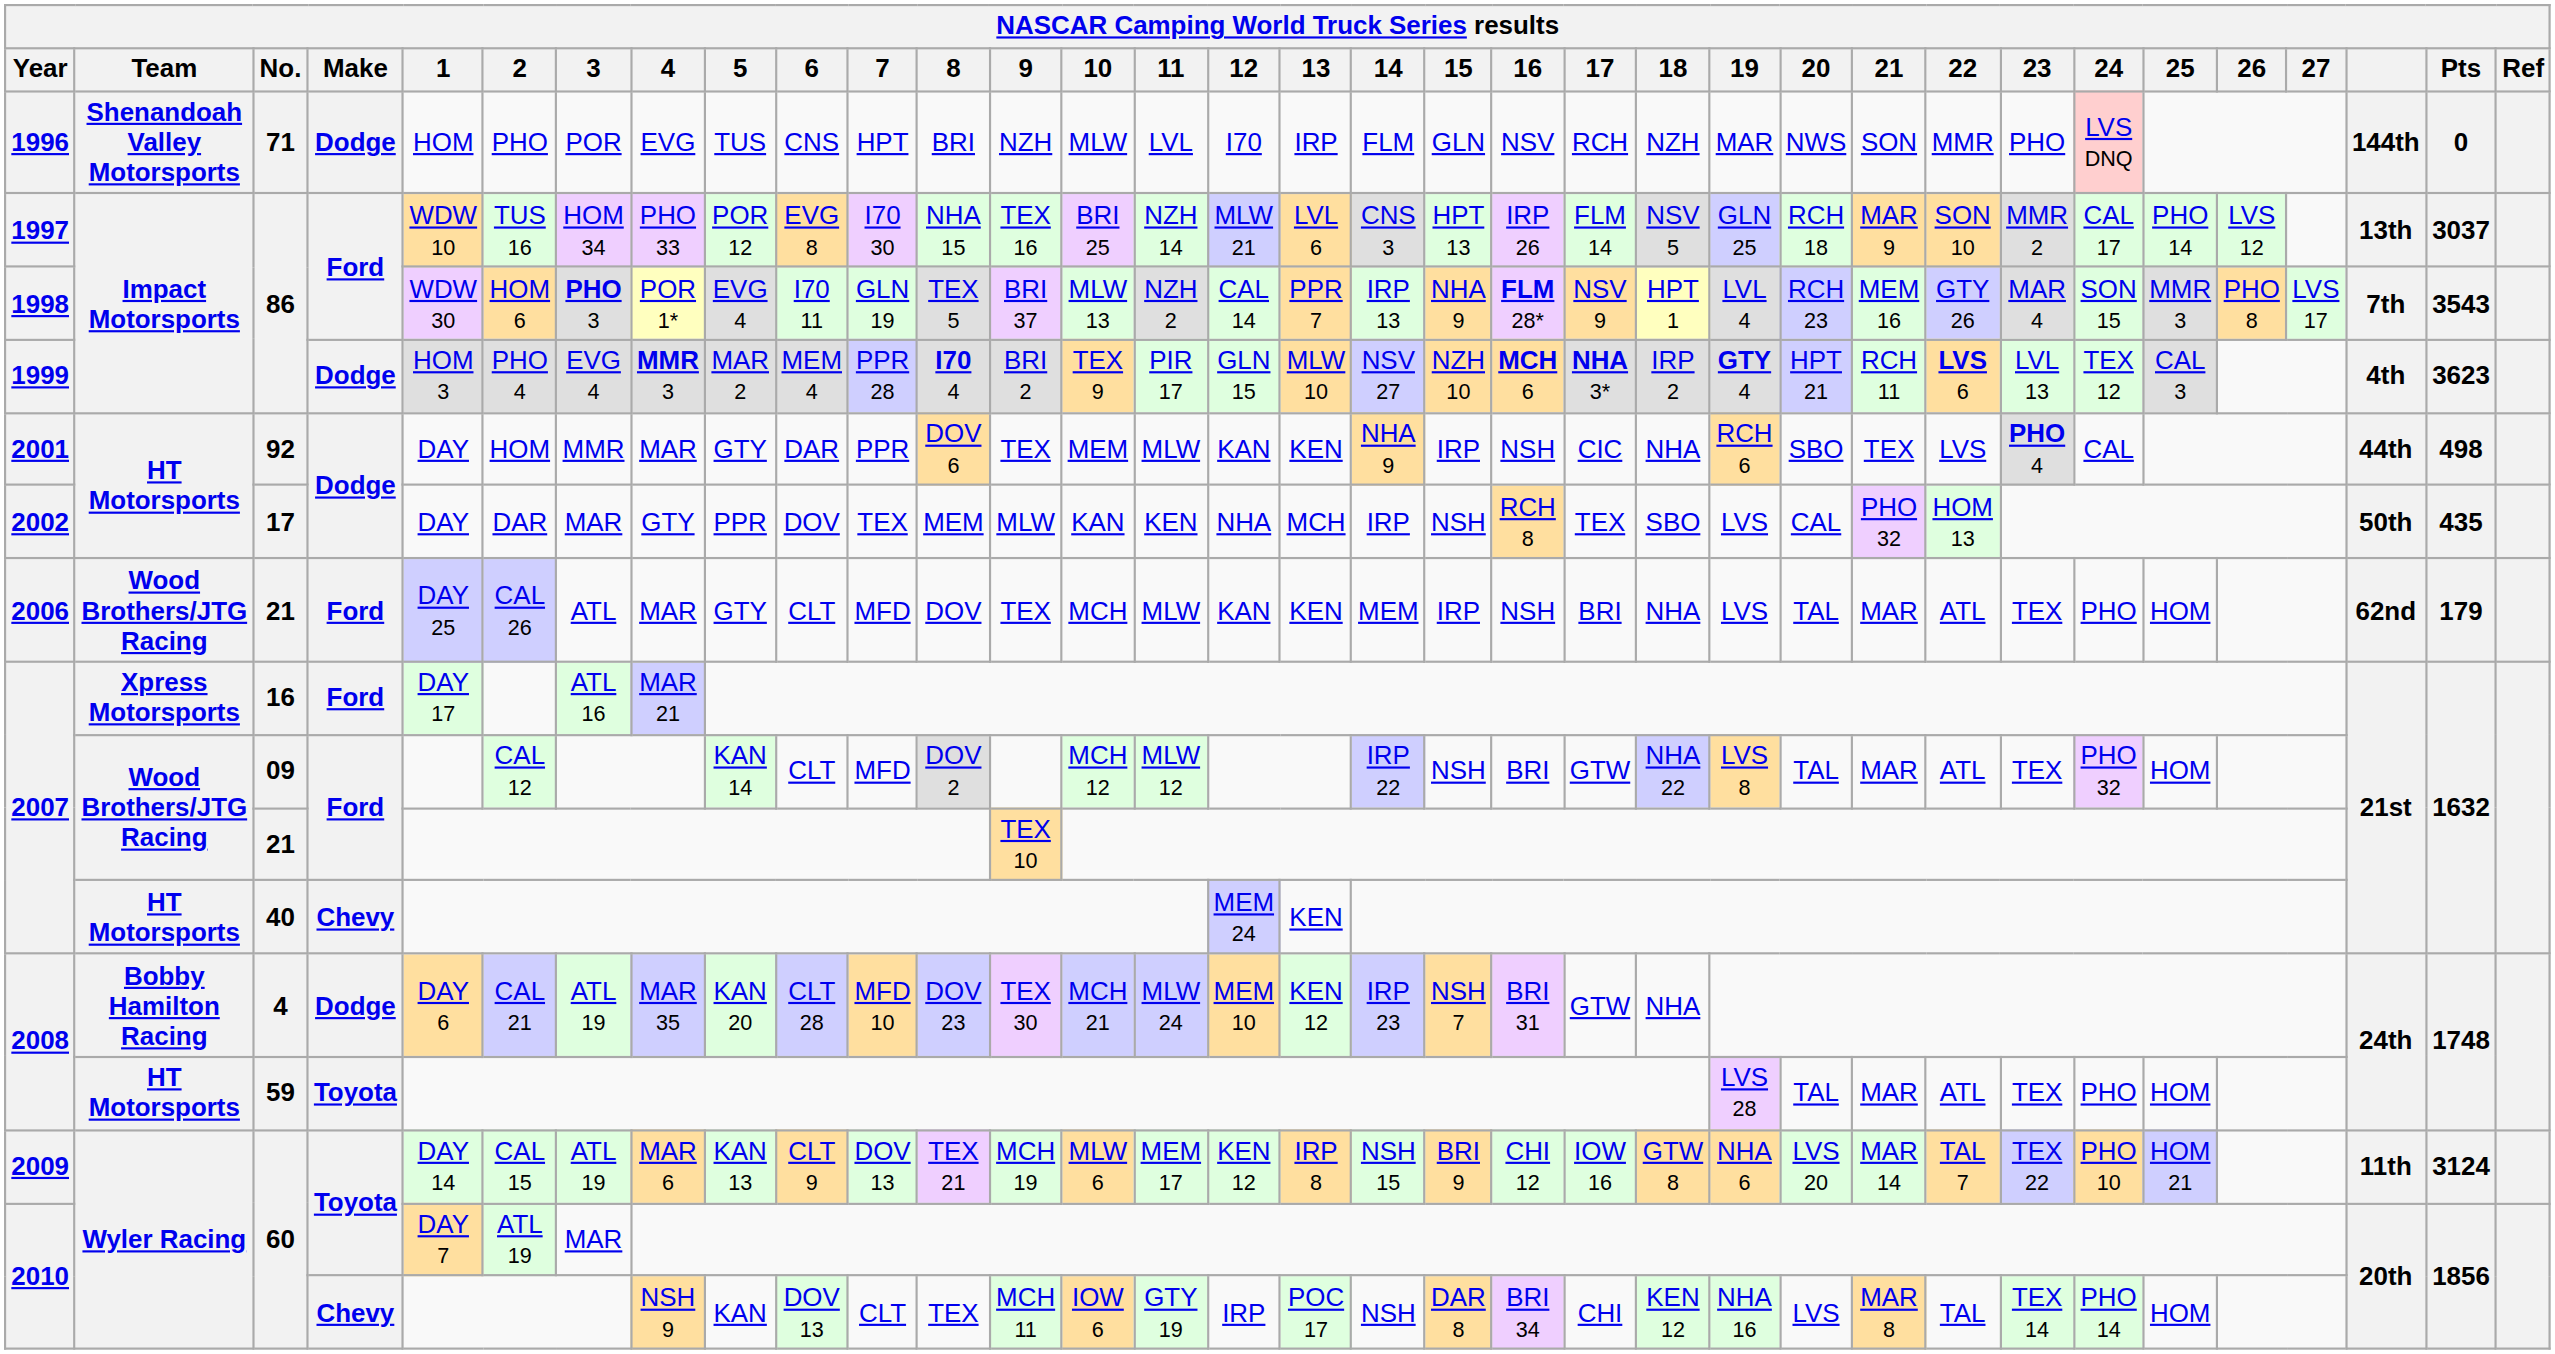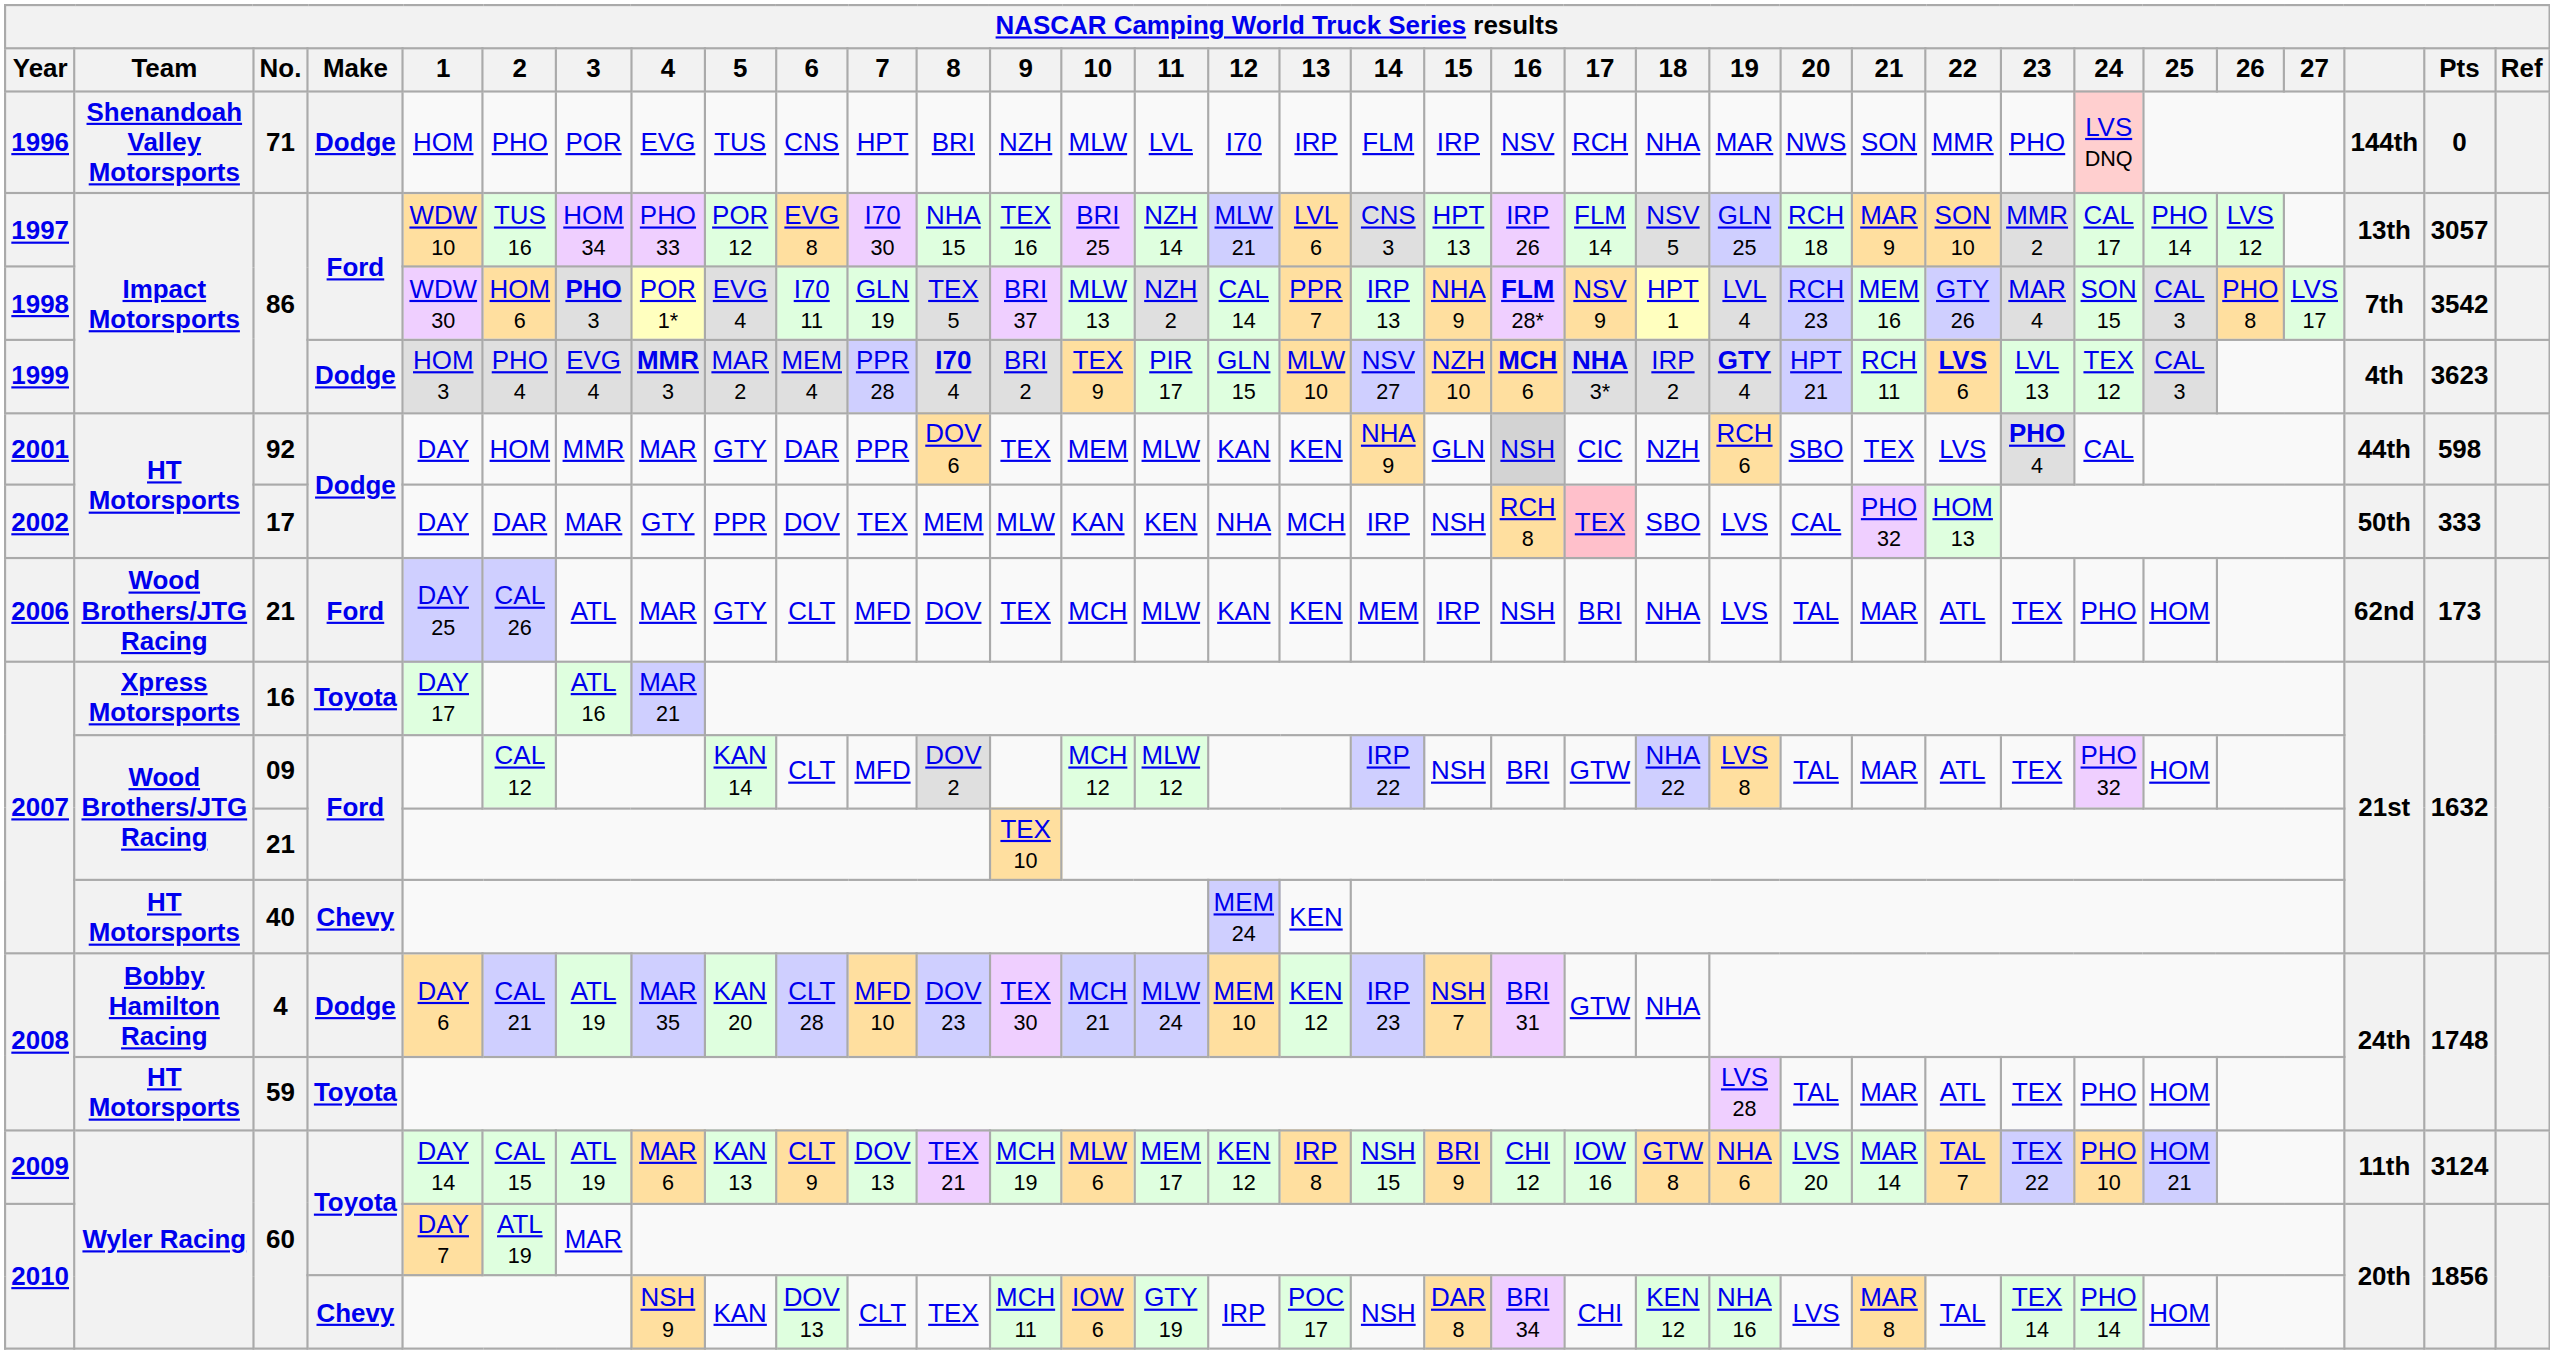(1458, 142) GLN -> (1458, 142) IRP
(1673, 142) NZH -> (1673, 142) NHA
(2461, 230) 3037 -> (2460, 230) 3057
(2180, 302) MMR 3 -> (2179, 302) CAL 3
(2461, 303) 3543 -> (2460, 303) 3542
(1458, 449) IRP -> (1458, 449) GLN
(1528, 449) no background -> (1528, 449) lightgrey background
(1673, 449) NHA -> (1673, 449) NZH
(2461, 449) 498 -> (2460, 449) 598
(1600, 522) no background -> (1600, 522) pink background
(2461, 522) 435 -> (2460, 522) 333
(2461, 610) 179 -> (2460, 610) 173
(355, 698) Ford -> (355, 698) Toyota
